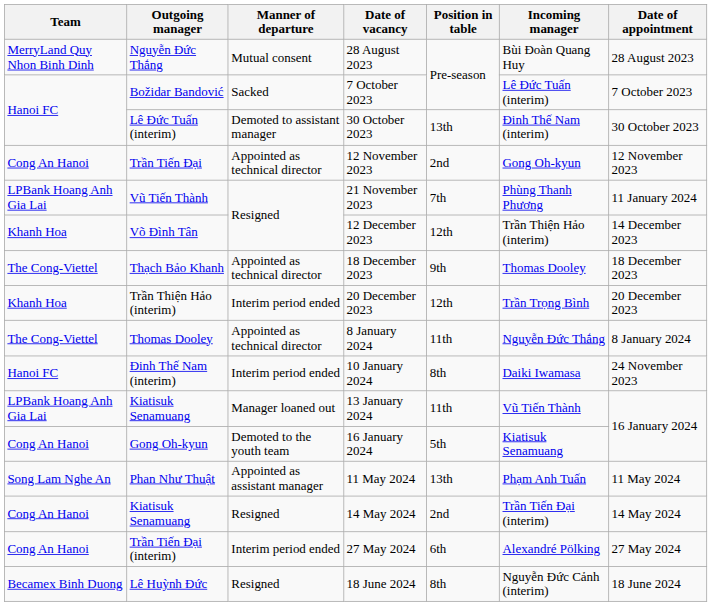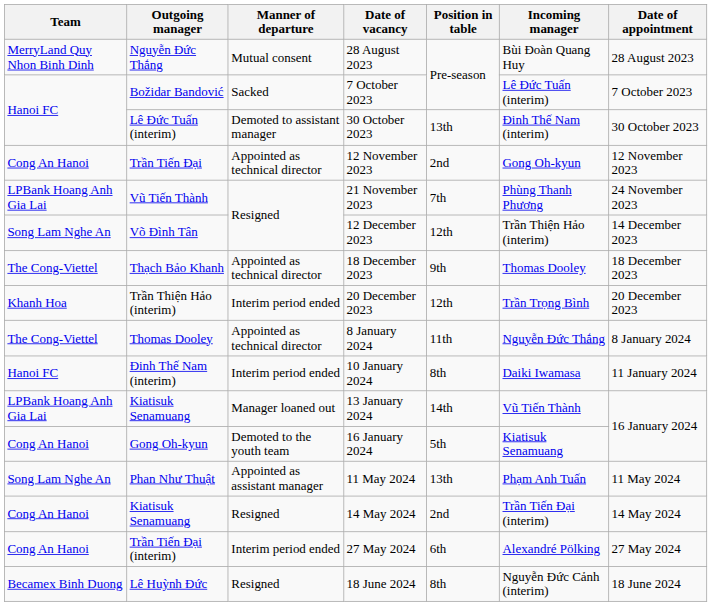(654, 197) 11 January 2024 -> (647, 197) 24 November 2023
(37, 232) Khanh Hoa -> (59, 232) Song Lam Nghe An
(647, 373) 24 November 2023 -> (654, 373) 11 January 2024
(441, 408) 11th -> (441, 408) 14th
